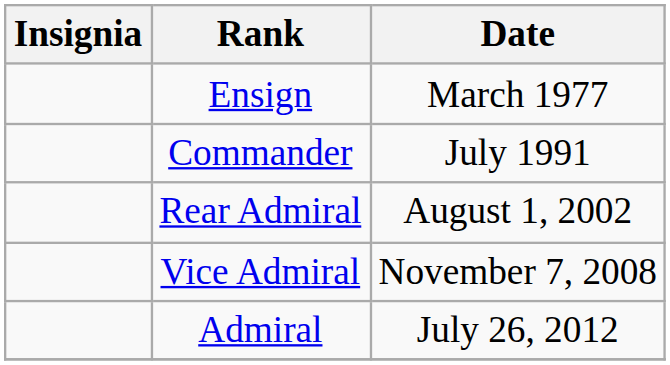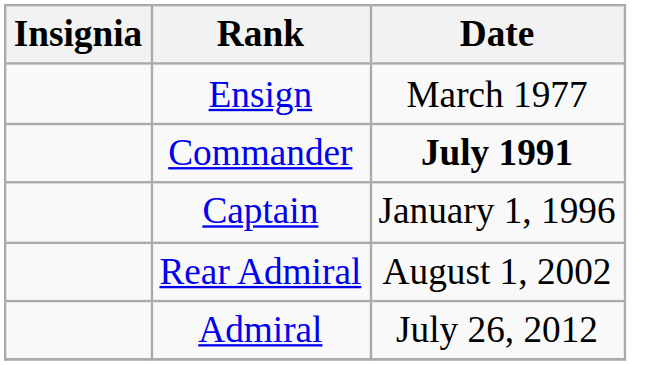(518, 152) normal -> (497, 152) bold
+ row: (260, 211)
- row: (260, 270)
